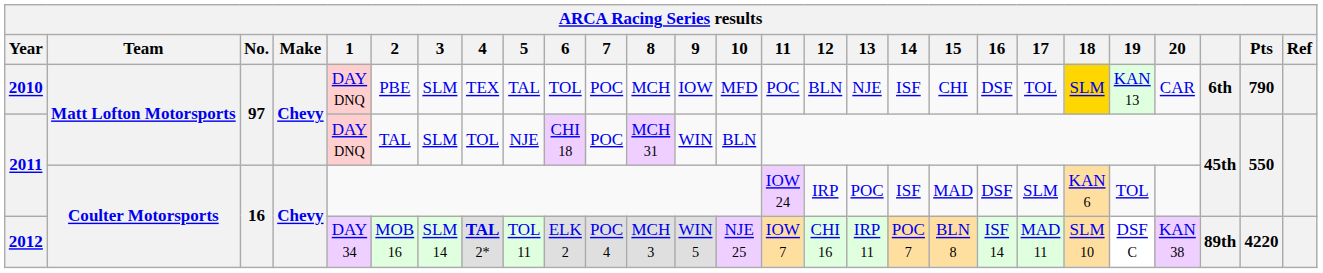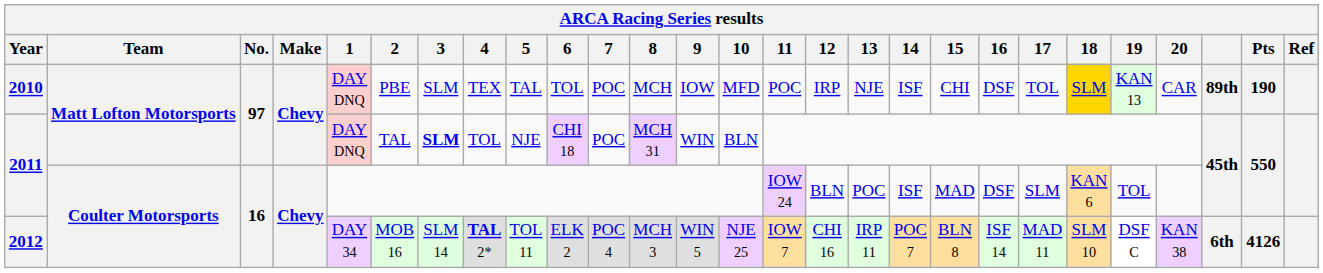(825, 88) BLN -> (827, 88) IRP
(1220, 88) 6th -> (1222, 88) 89th
(1261, 88) 790 -> (1263, 88) 190
(440, 139) normal -> (441, 139) bold
(825, 190) IRP -> (827, 190) BLN
(1220, 241) 89th -> (1222, 241) 6th
(1261, 241) 4220 -> (1263, 241) 4126
